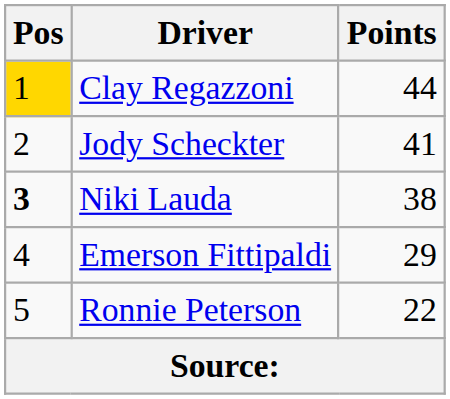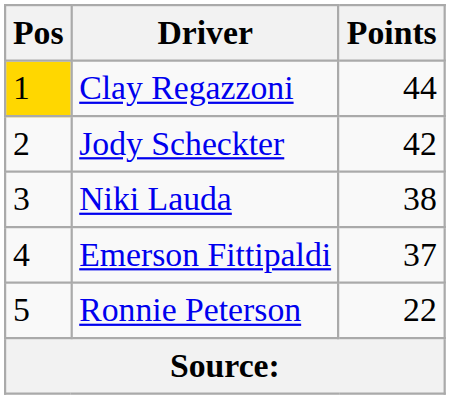(420, 143) 41 -> (420, 143) 42
(21, 199) bold -> (21, 199) normal
(420, 255) 29 -> (420, 255) 37
